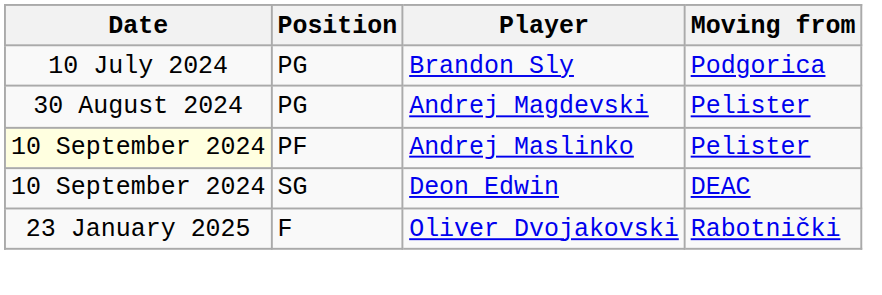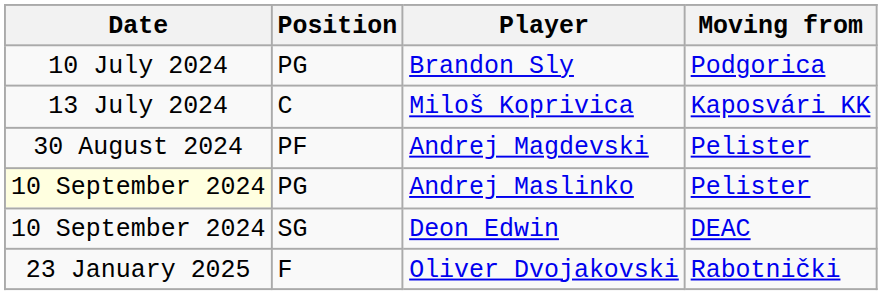+ row: (521, 107)
(292, 107) PG -> (292, 147) PF
(292, 147) PF -> (292, 188) PG
